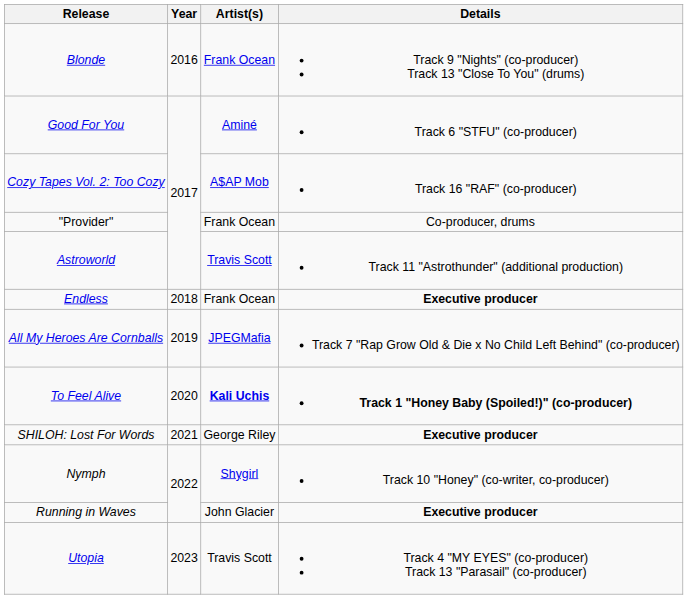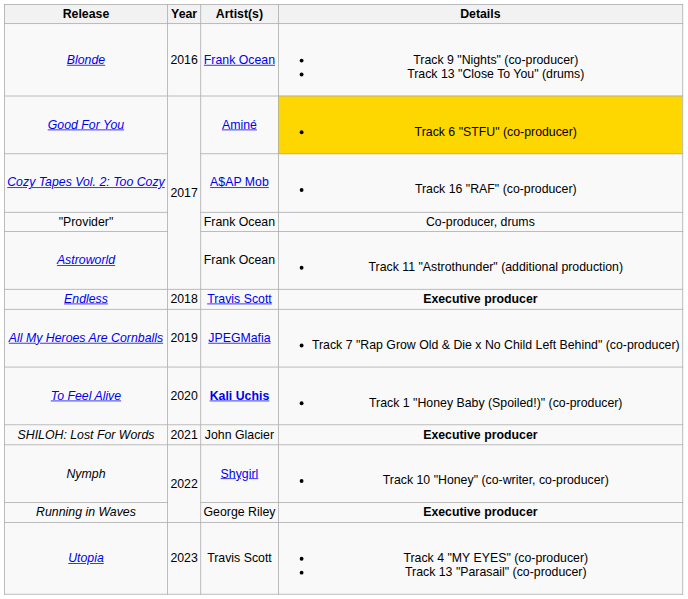(480, 132) no background -> (480, 132) gold background
(239, 260) Travis Scott -> (239, 260) Frank Ocean
(239, 299) Frank Ocean -> (239, 299) Travis Scott
(480, 403) bold -> (480, 403) normal
(239, 434) George Riley -> (239, 434) John Glacier
(239, 512) John Glacier -> (239, 512) George Riley
